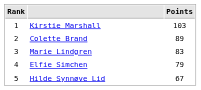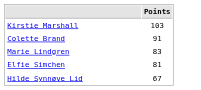- column: (16, 12)
(180, 39) 89 -> (157, 39) 91
(180, 65) 79 -> (157, 65) 81
